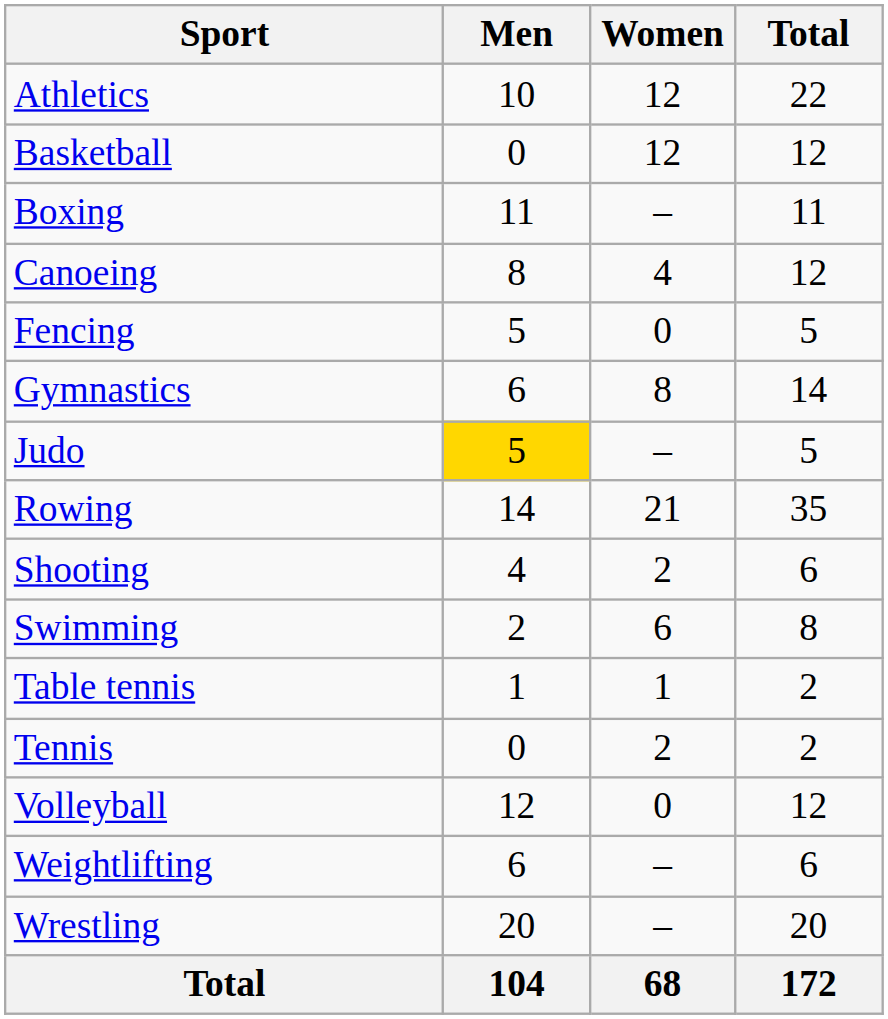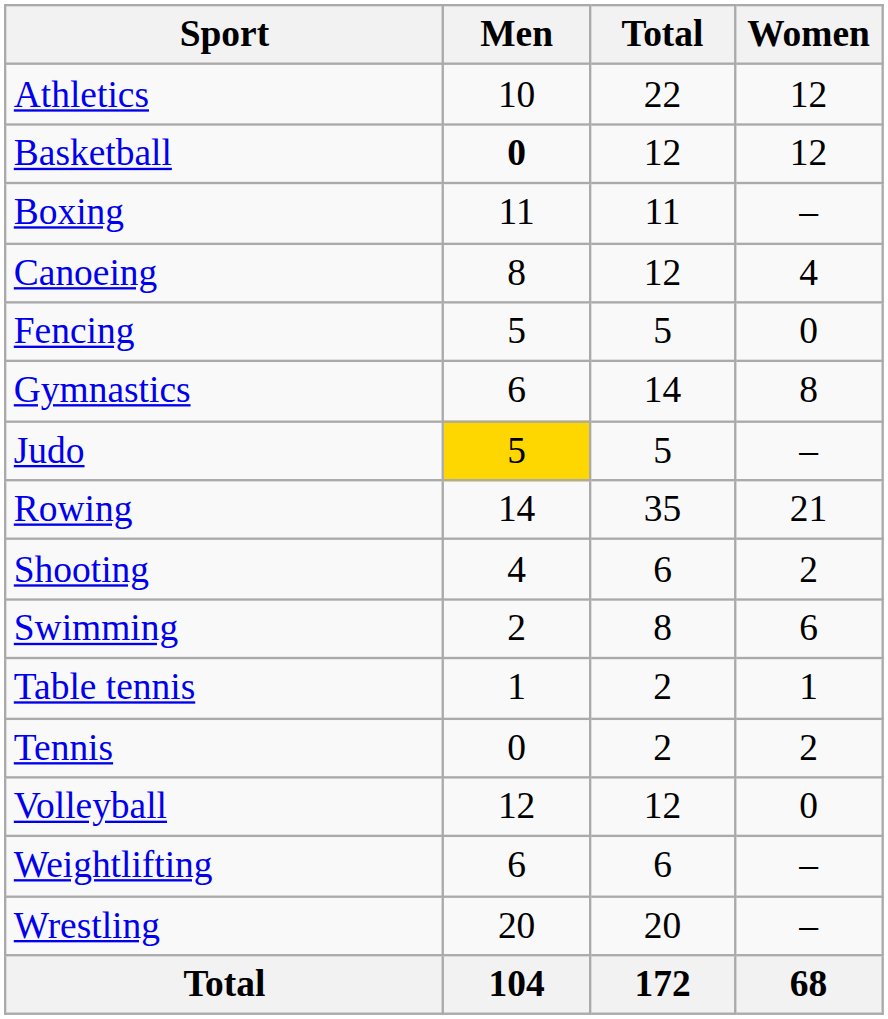columns swapped: (663, 34) <-> (809, 34)
(517, 152) normal -> (517, 152) bold
